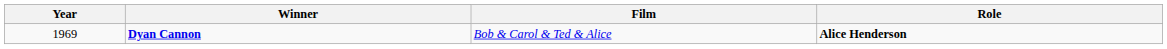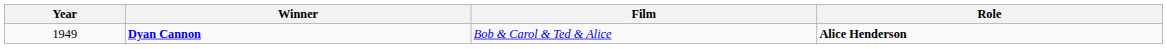(65, 33) 1969 -> (65, 33) 1949
